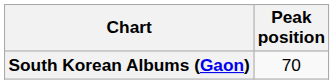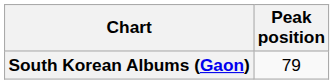(291, 65) 70 -> (291, 65) 79
